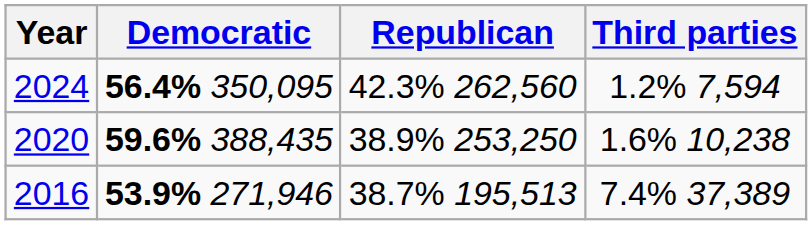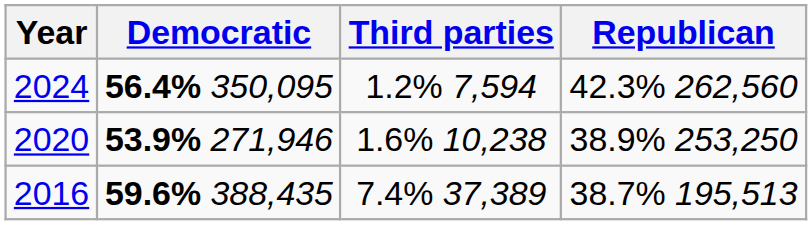columns swapped: (463, 32) <-> (695, 32)
(219, 139) 59.6% 388,435 -> (219, 139) 53.9% 271,946
(219, 193) 53.9% 271,946 -> (219, 193) 59.6% 388,435
